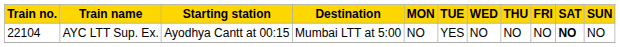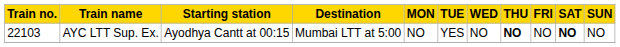(24, 33) 22104 -> (24, 33) 22103
(512, 33) normal -> (512, 33) bold
